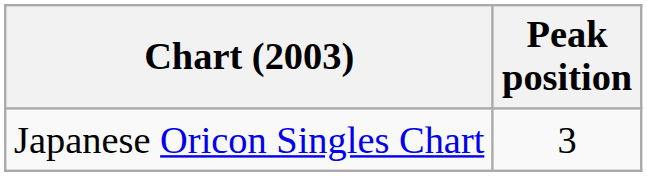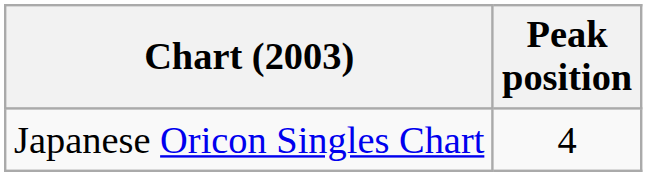(567, 139) 3 -> (567, 139) 4
